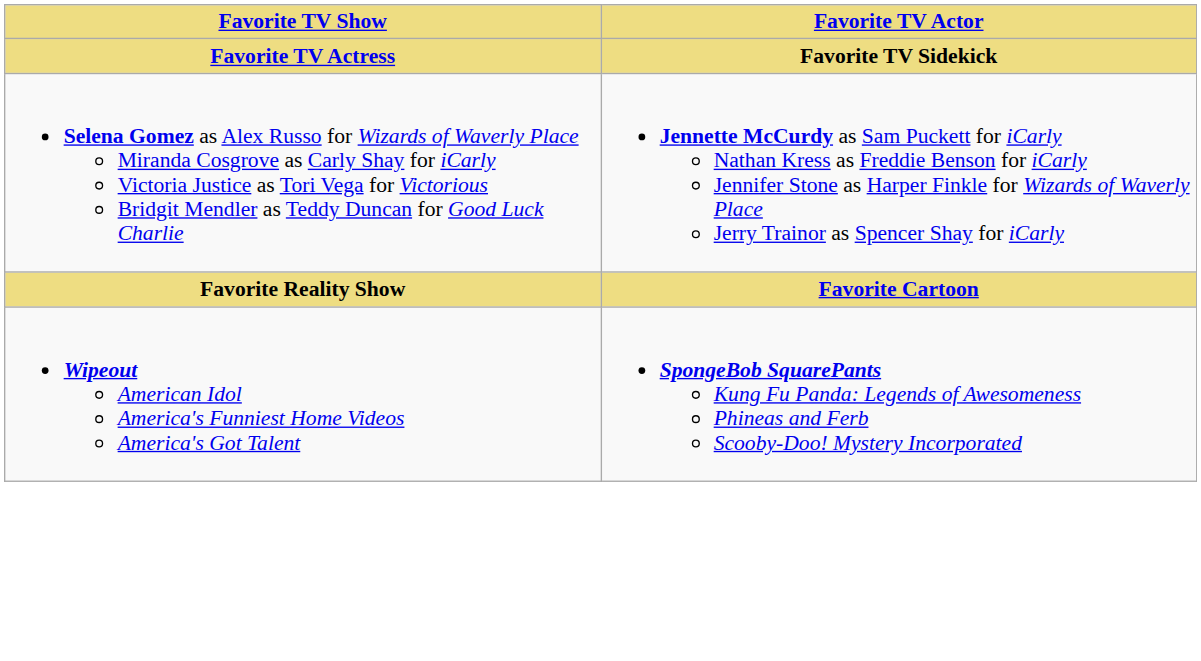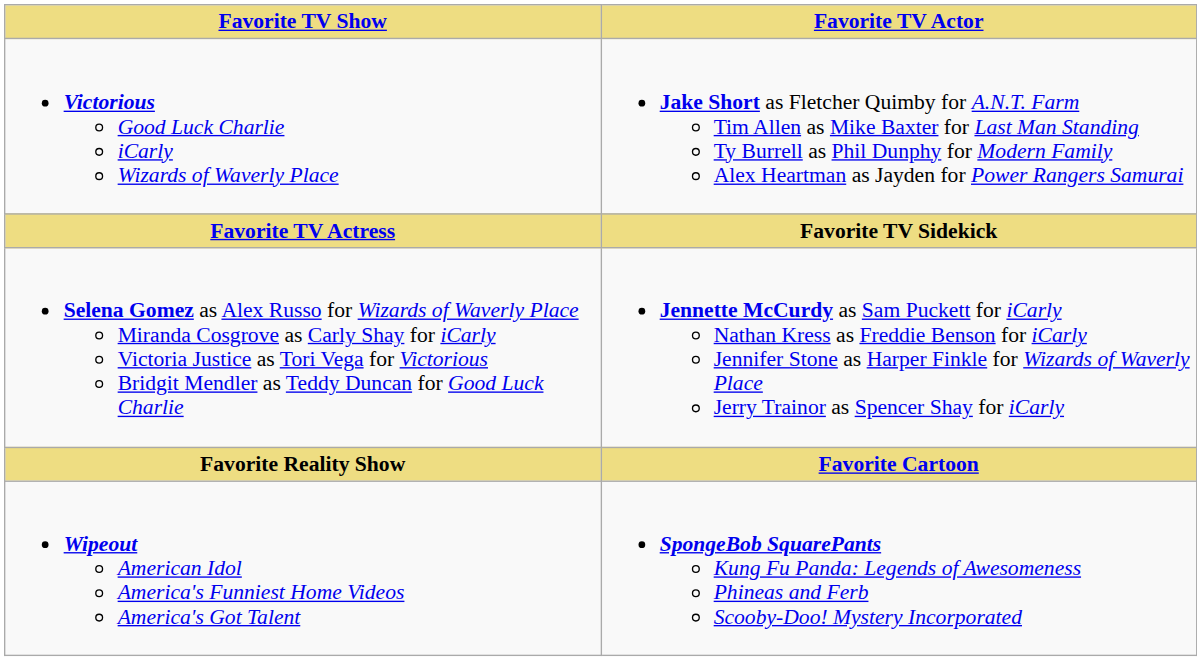+ row: (303, 138)
